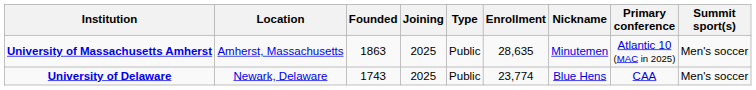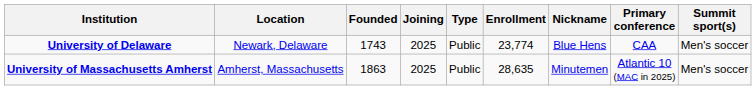rows swapped: (110, 76) <-> (110, 51)
